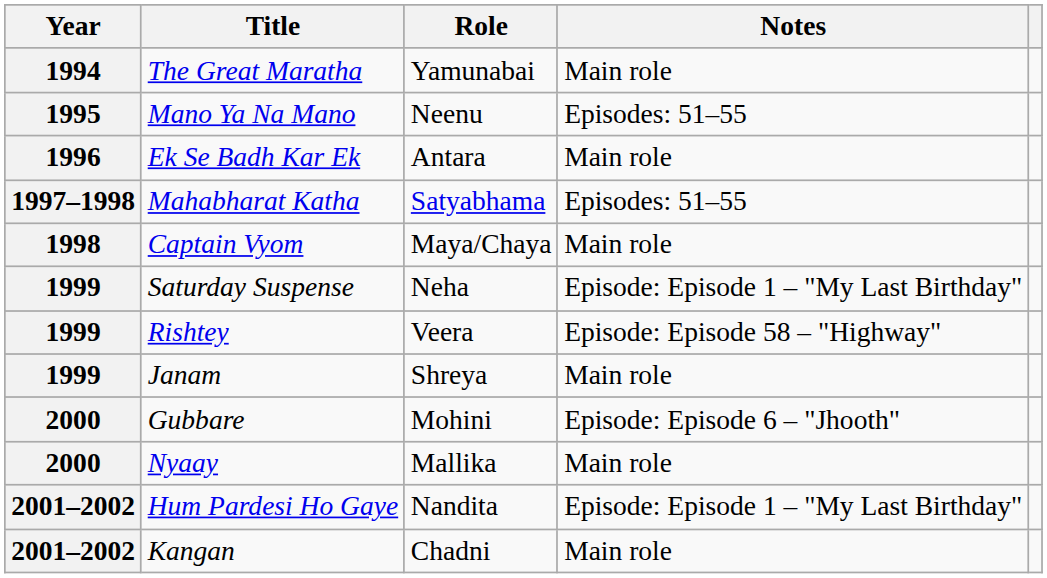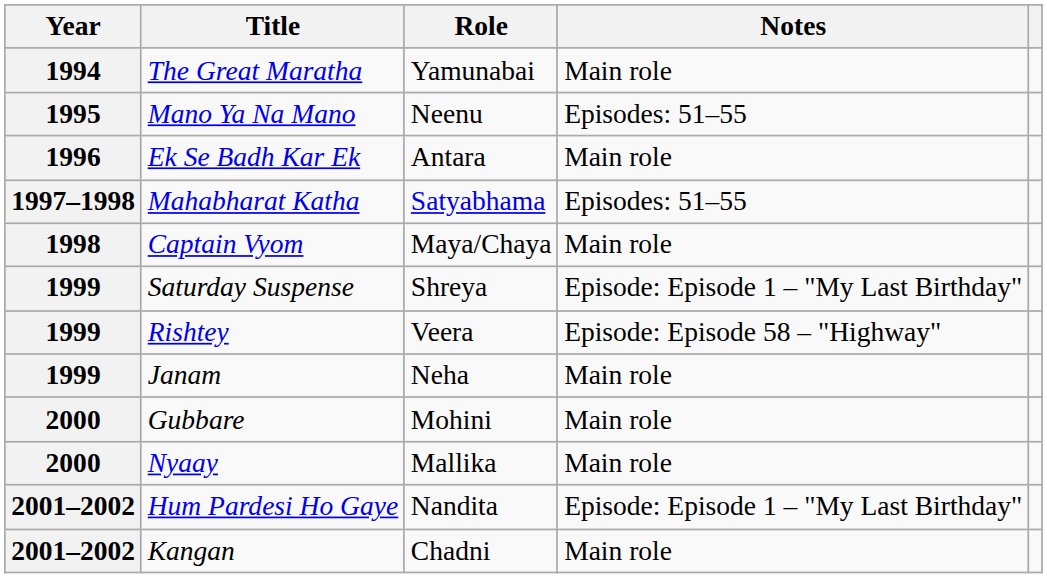(440, 288) Neha -> (449, 288) Shreya
(449, 375) Shreya -> (440, 375) Neha
(732, 419) Episode: Episode 6 – "Jhooth" -> (618, 419) Main role
